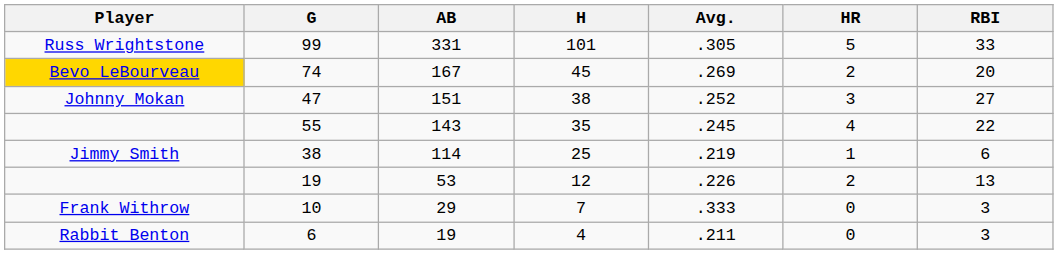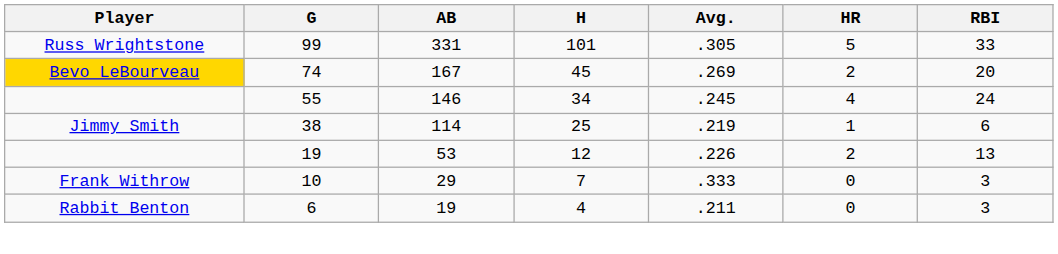- row: (312, 100)
(446, 127) 143 -> (446, 100) 146
(581, 127) 35 -> (581, 100) 34
(985, 127) 22 -> (985, 100) 24
